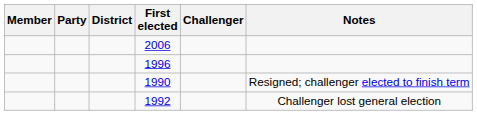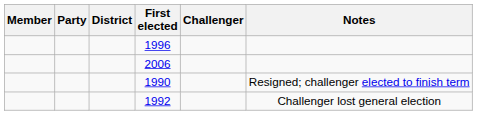rows swapped: (158, 63) <-> (158, 45)
